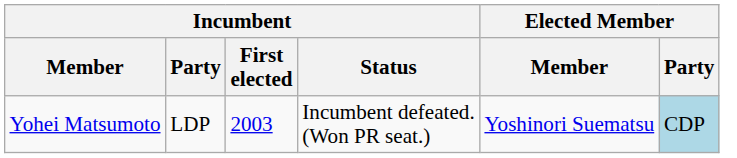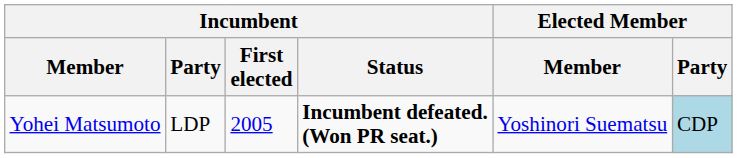(252, 123) 2003 -> (252, 123) 2005
(389, 123) normal -> (395, 123) bold
